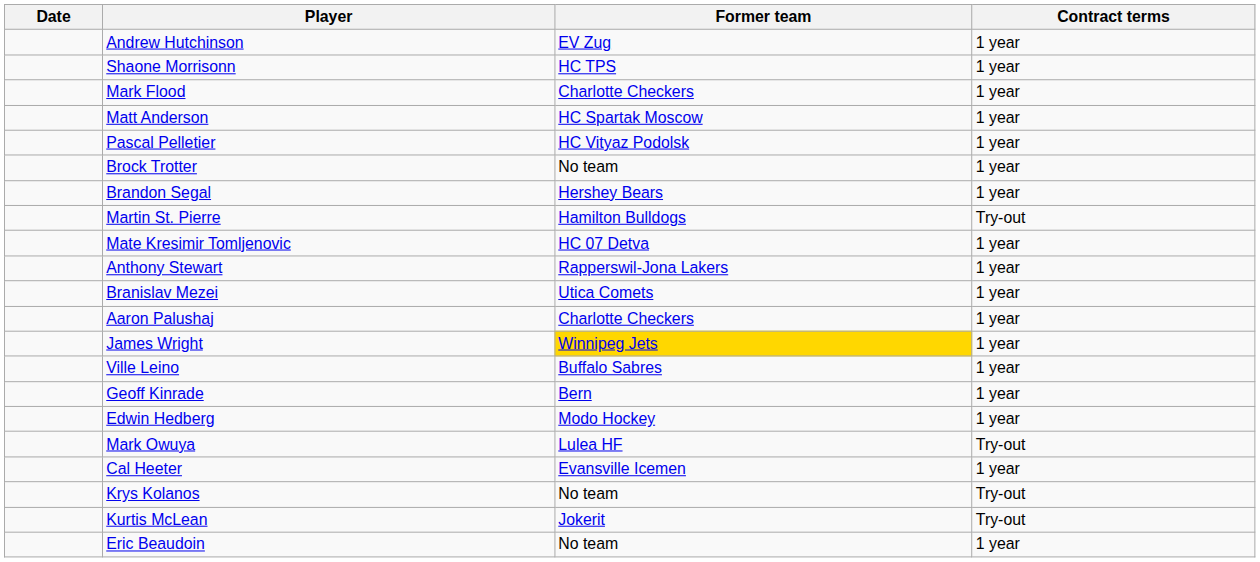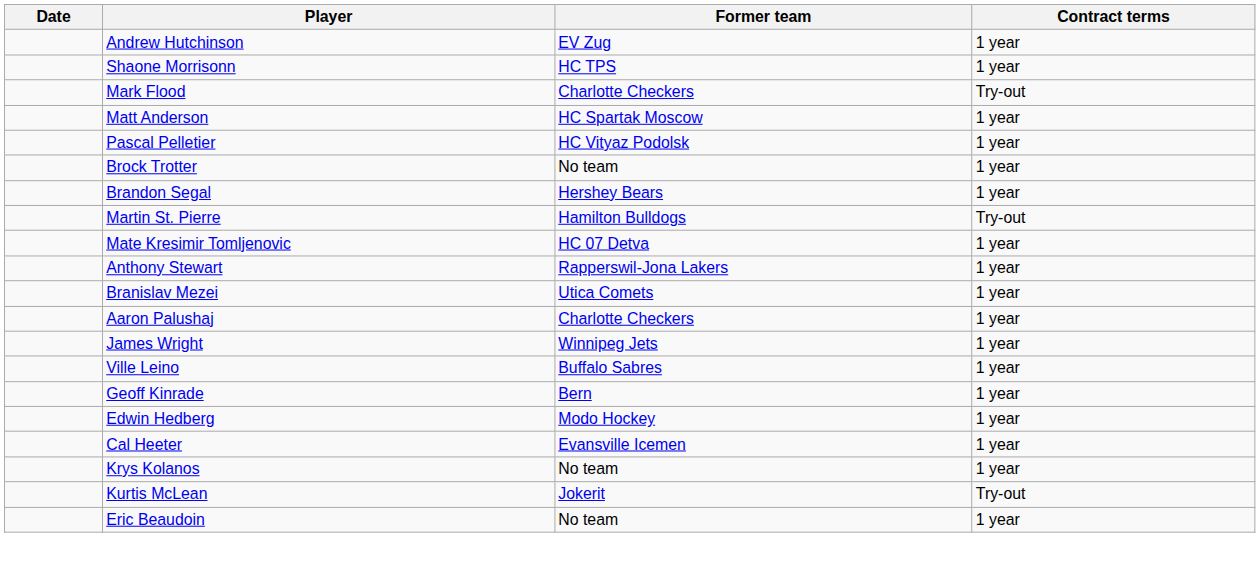(998, 92) 1 year -> (1001, 92) Try-out
(608, 343) gold background -> (608, 343) no background
- row: (151, 444)
(1001, 494) Try-out -> (998, 469) 1 year
